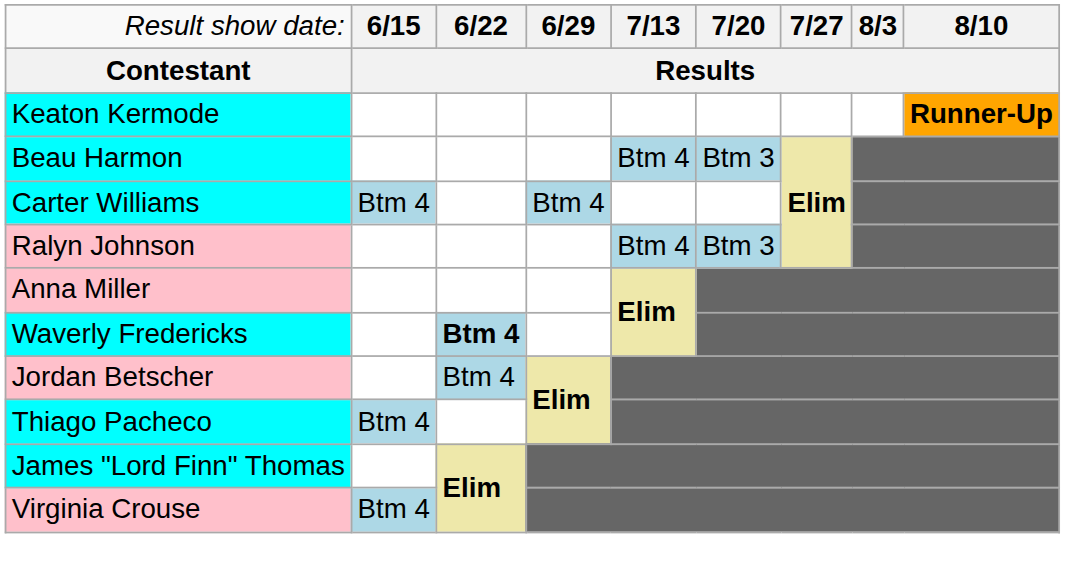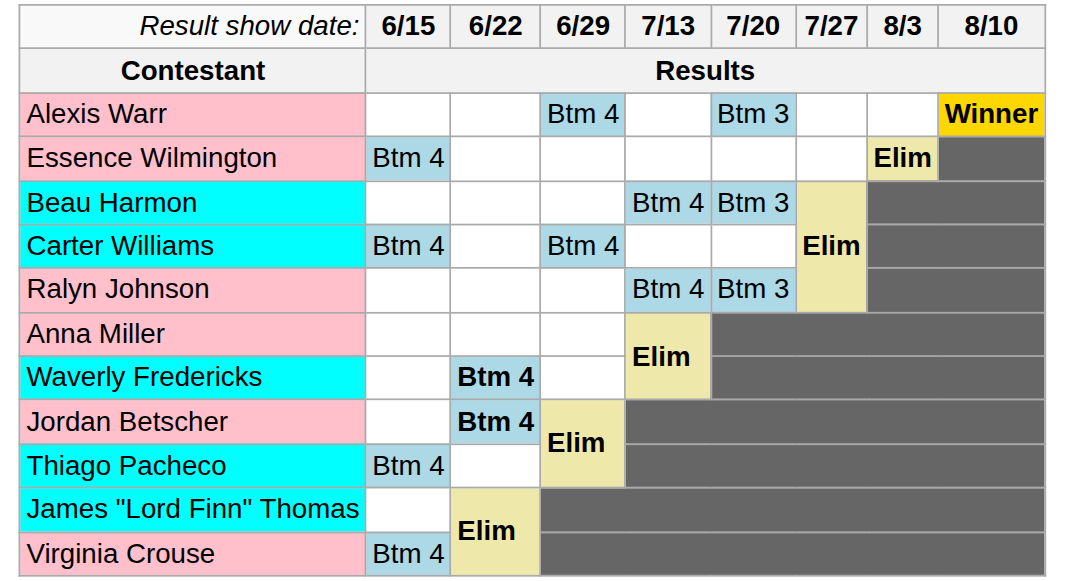+ row: (97, 114)
- row: (116, 114)
+ row: (152, 158)
(479, 377) normal -> (496, 421) bold
